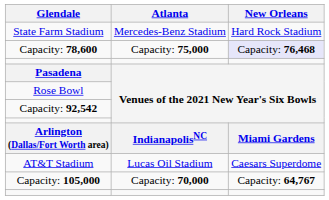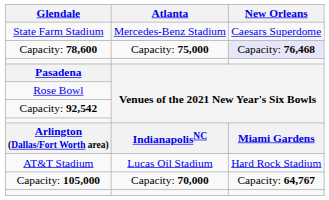(276, 31) Hard Rock Stadium -> (276, 31) Caesars Superdome
(276, 162) Caesars Superdome -> (276, 162) Hard Rock Stadium
